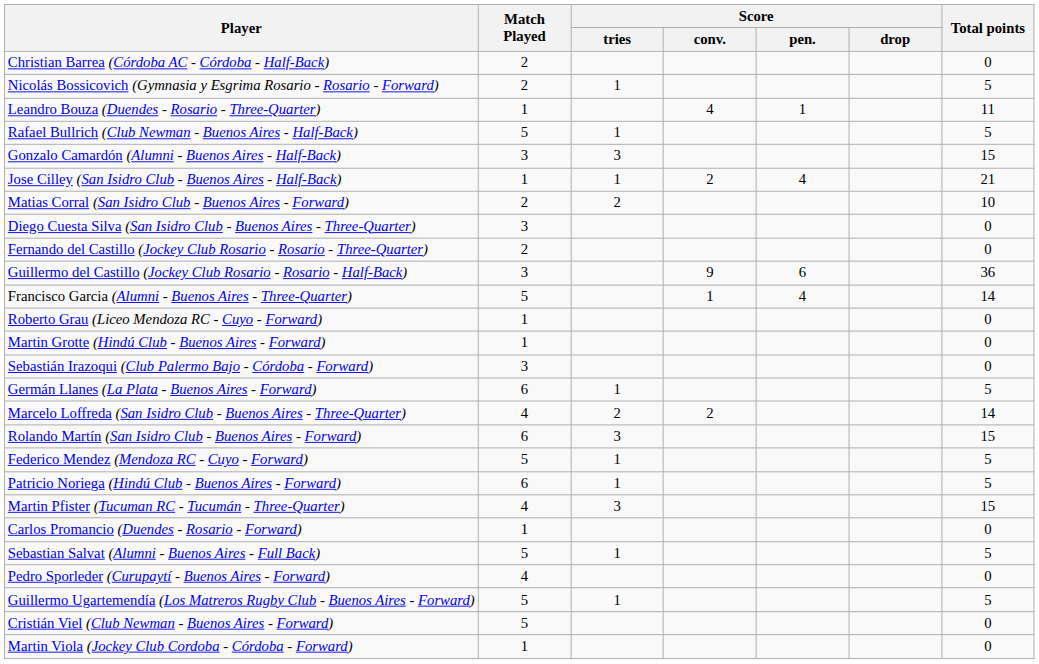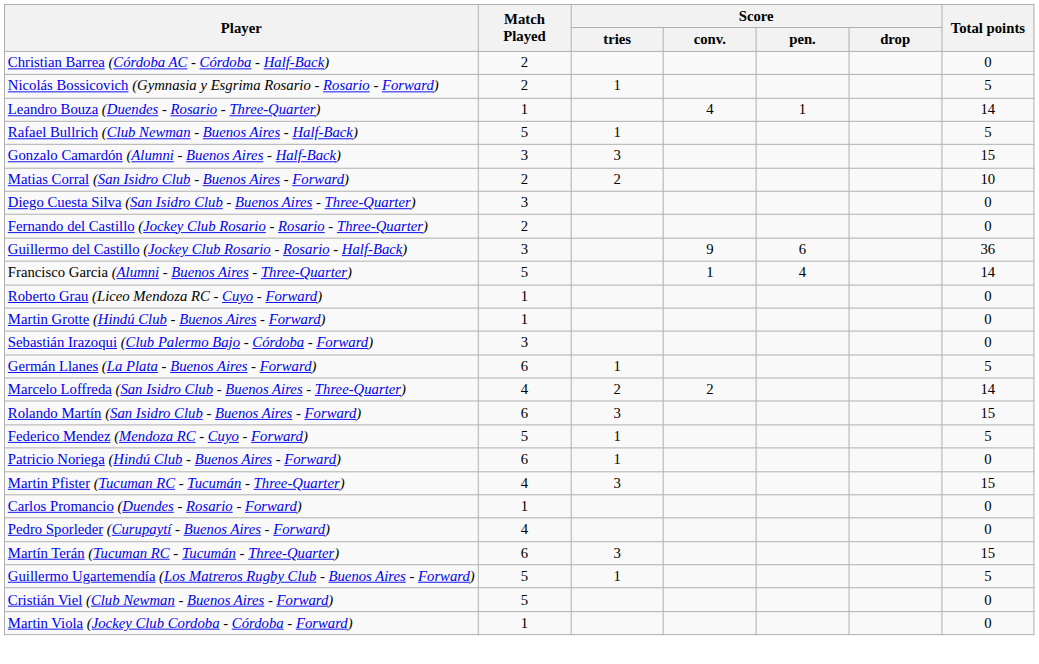(988, 109) 11 -> (988, 109) 14
- row: (175, 179)
(988, 483) 5 -> (988, 459) 0
- row: (164, 553)
+ row: (174, 553)
